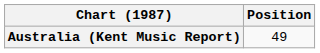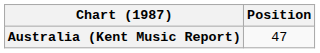(279, 37) 49 -> (279, 37) 47
